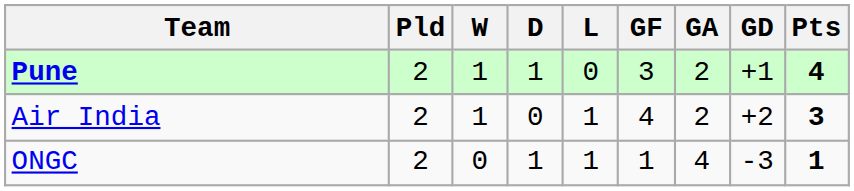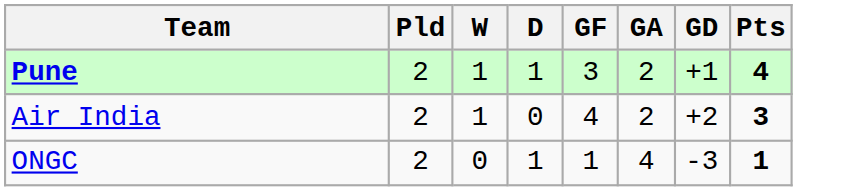- column: (591, 28)
